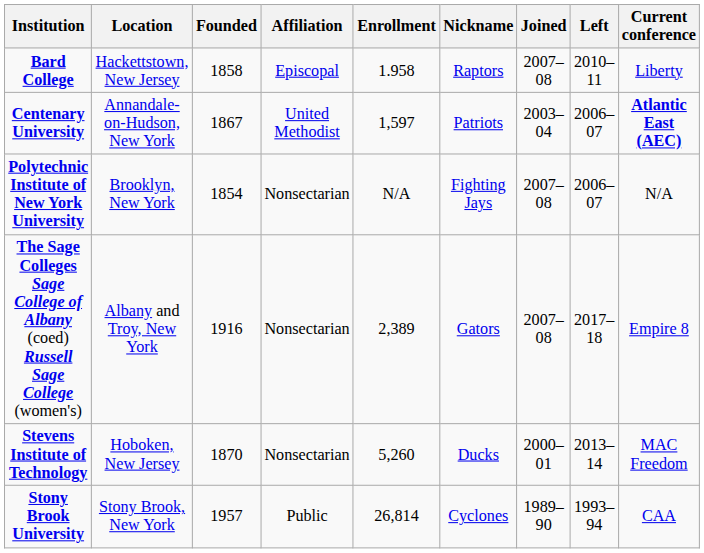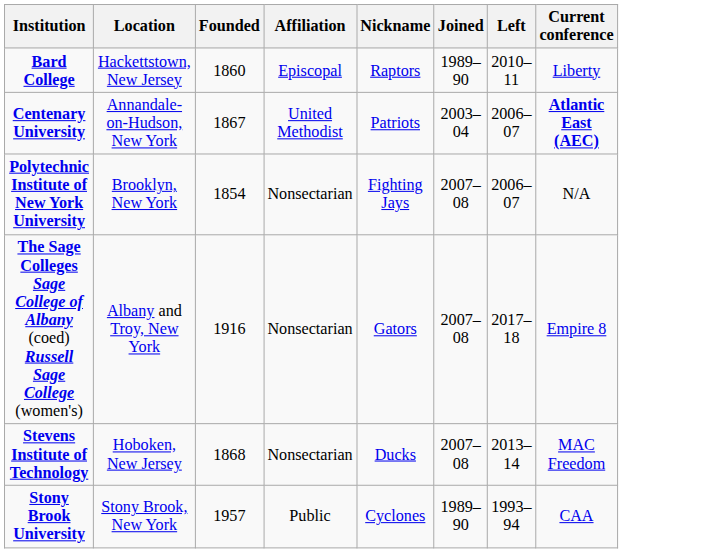- column: (396, 26)
(226, 70) 1858 -> (229, 70) 1860
(544, 70) 2007–08 -> (461, 70) 1989–90
(226, 454) 1870 -> (229, 454) 1868
(544, 454) 2000–01 -> (461, 454) 2007–08
